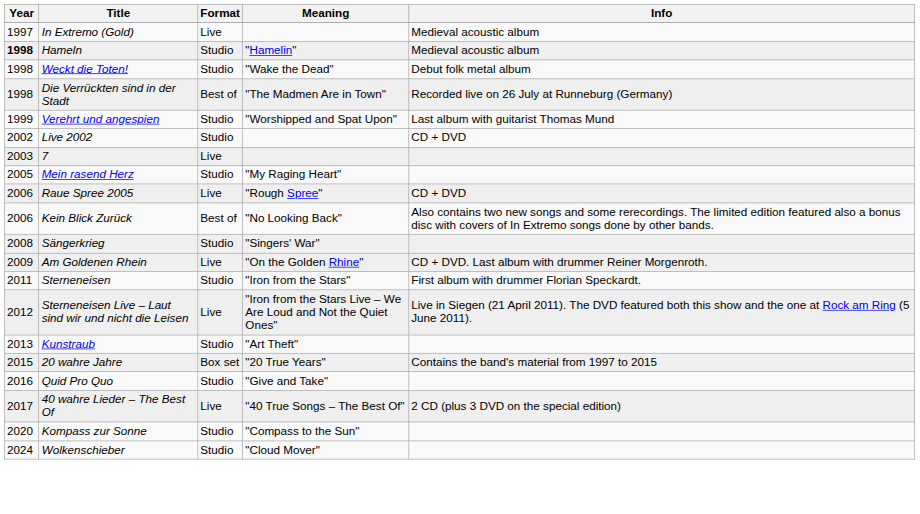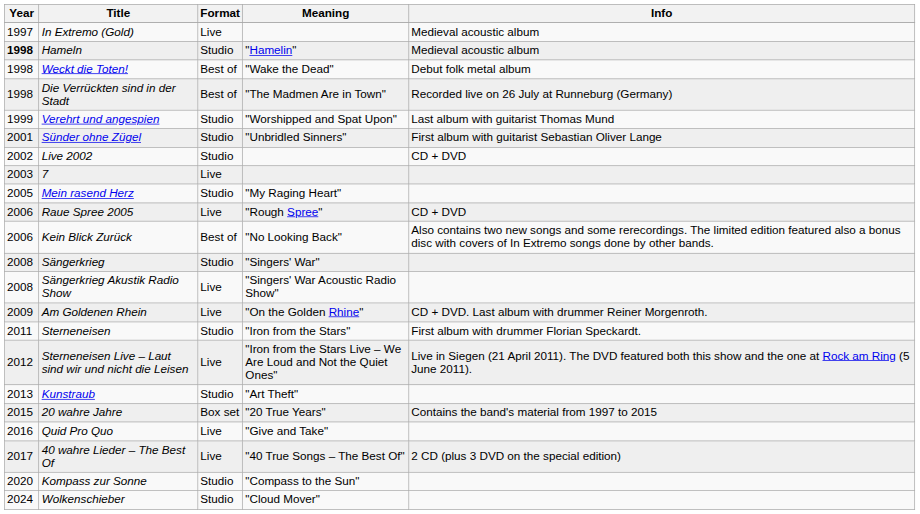(217, 69) Studio -> (219, 69) Best of
+ row: (91, 138)
+ row: (110, 287)
(217, 381) Studio -> (211, 431) Live
